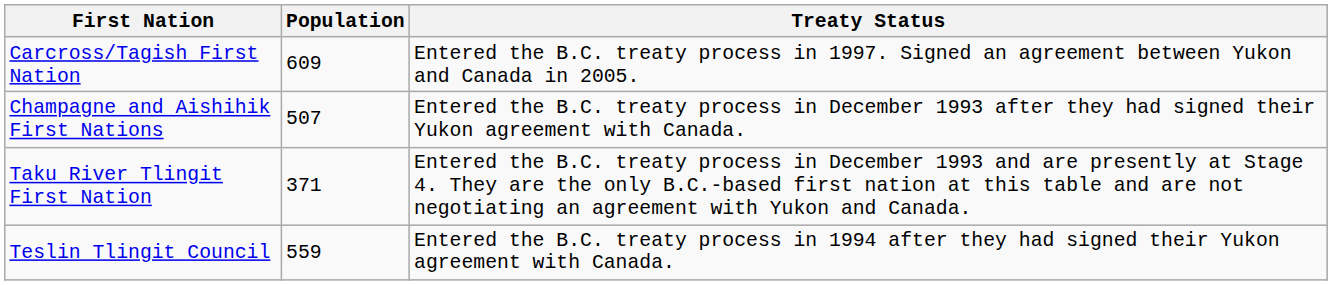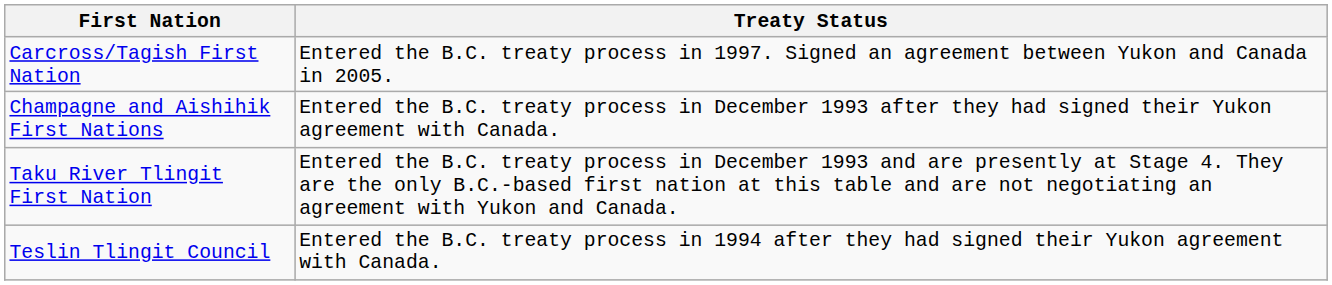- column: (345, 21)
